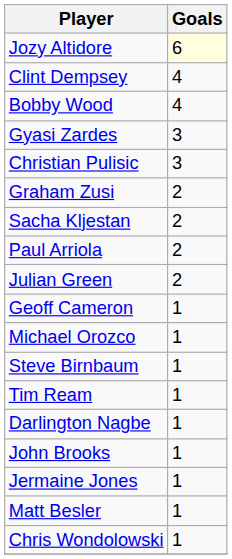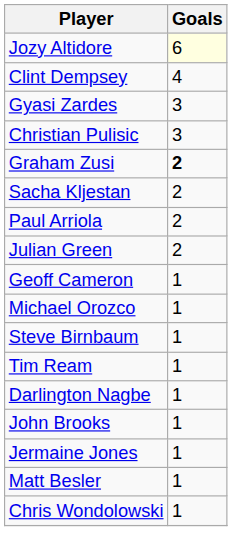- row: (61, 105)
(177, 192) normal -> (177, 163) bold
